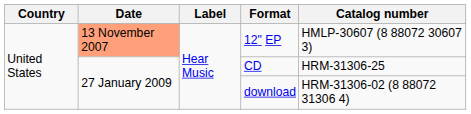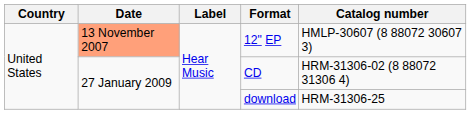(343, 66) HRM-31306-25 -> (369, 73) HRM-31306-02 (8 88072 31306 4)
(369, 92) HRM-31306-02 (8 88072 31306 4) -> (343, 99) HRM-31306-25
